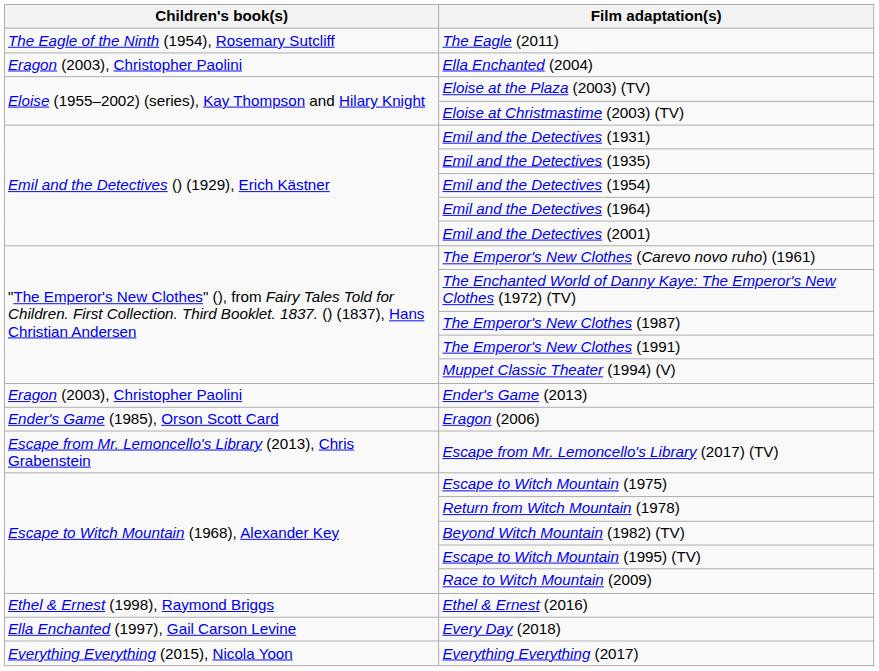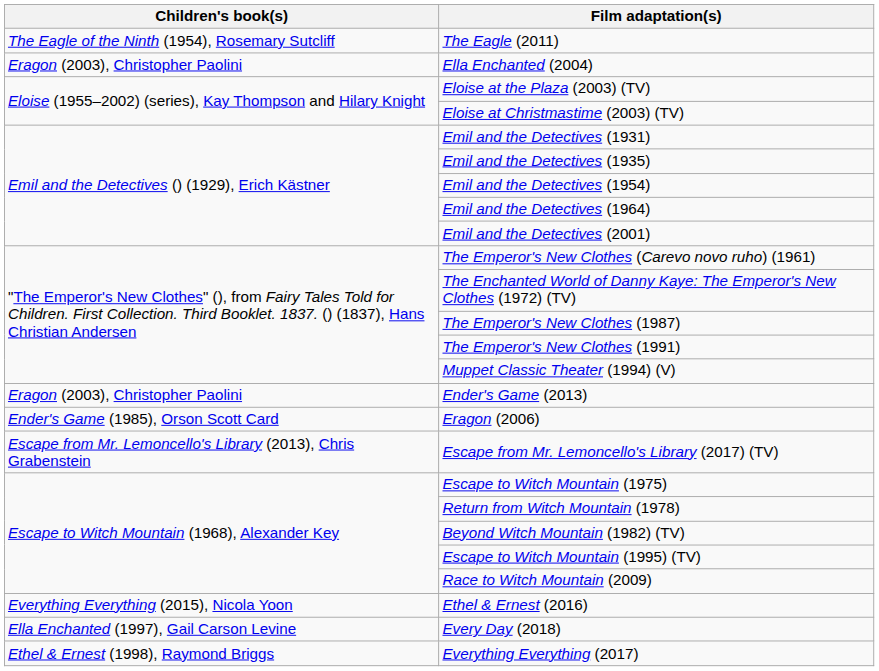(141, 605) Ethel & Ernest (1998), Raymond Briggs -> (150, 605) Everything Everything (2015), Nicola Yoon
(150, 653) Everything Everything (2015), Nicola Yoon -> (141, 653) Ethel & Ernest (1998), Raymond Briggs
